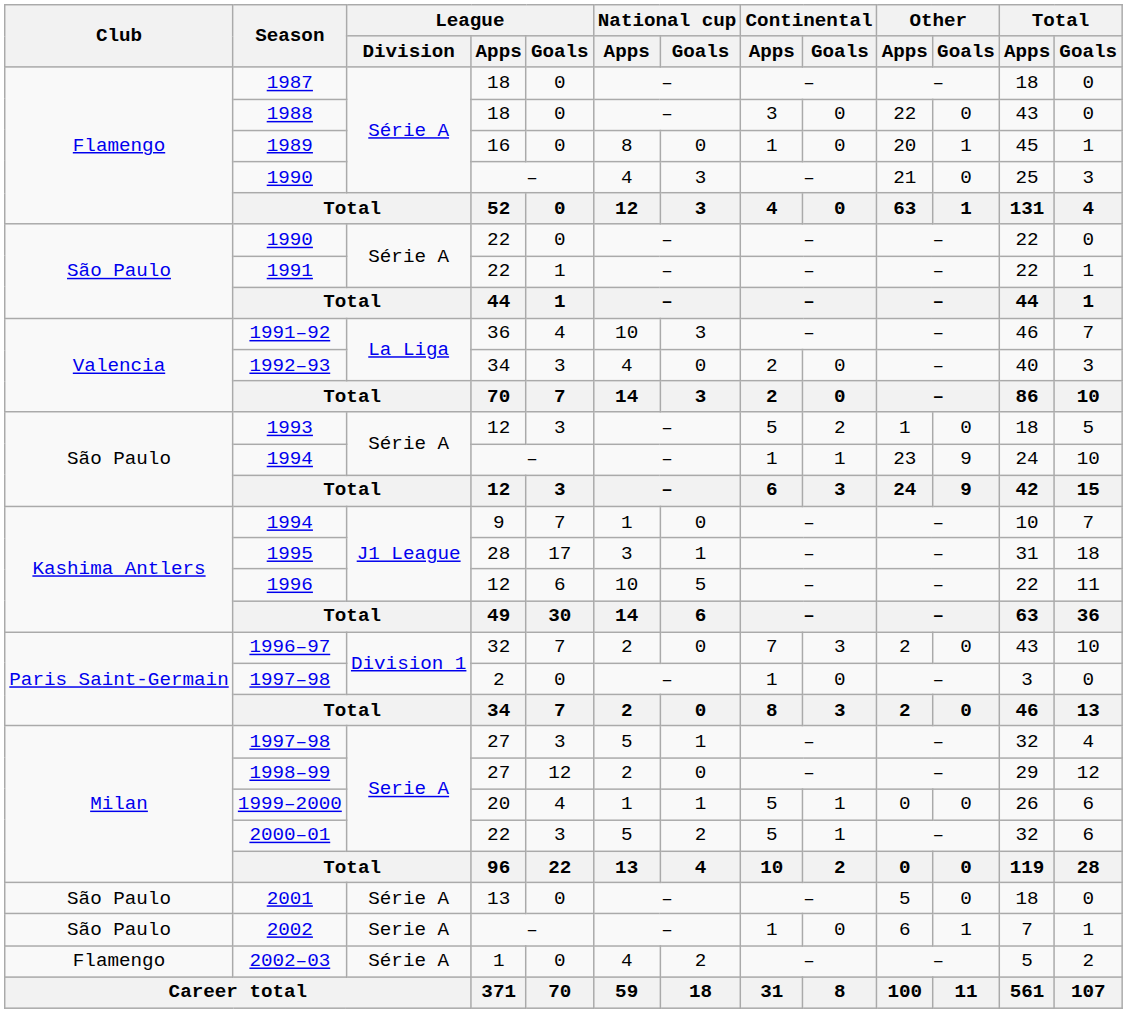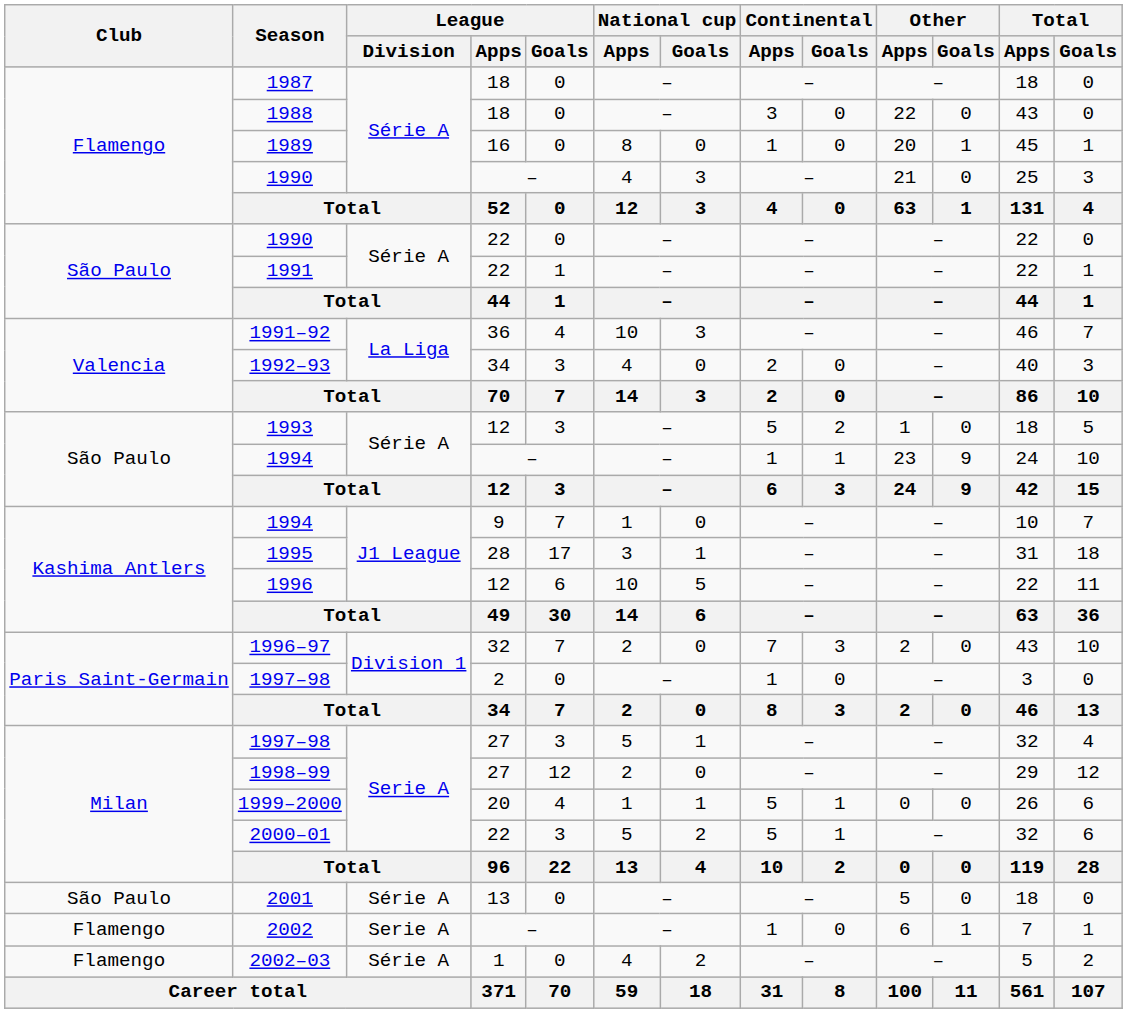(119, 930) São Paulo -> (119, 930) Flamengo
